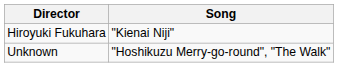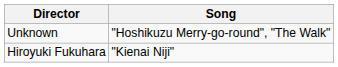rows swapped: (57, 33) <-> (33, 52)
